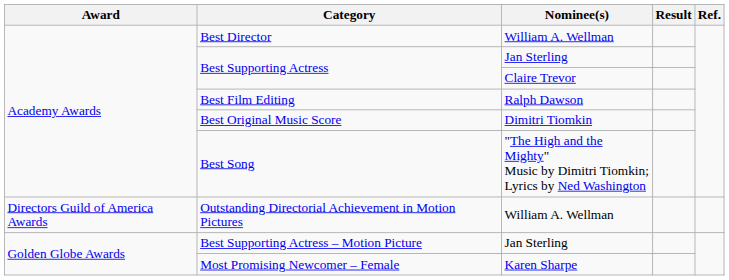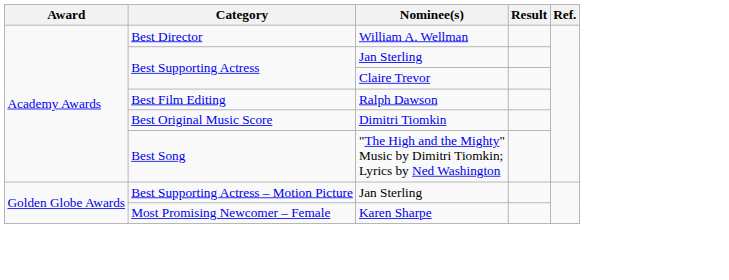- row: (328, 214)
